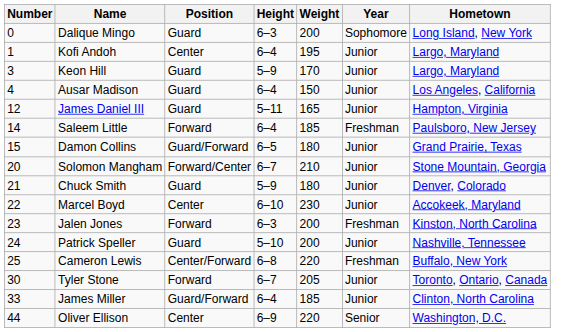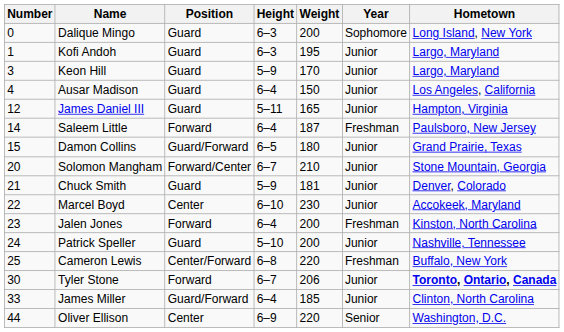(186, 52) Center -> (184, 52) Guard
(267, 52) 6–4 -> (267, 52) 6–3
(310, 128) 185 -> (310, 128) 187
(310, 185) 180 -> (310, 185) 181
(267, 223) 6–3 -> (267, 223) 6–4
(310, 280) 205 -> (310, 280) 206
(480, 280) normal -> (484, 280) bold
